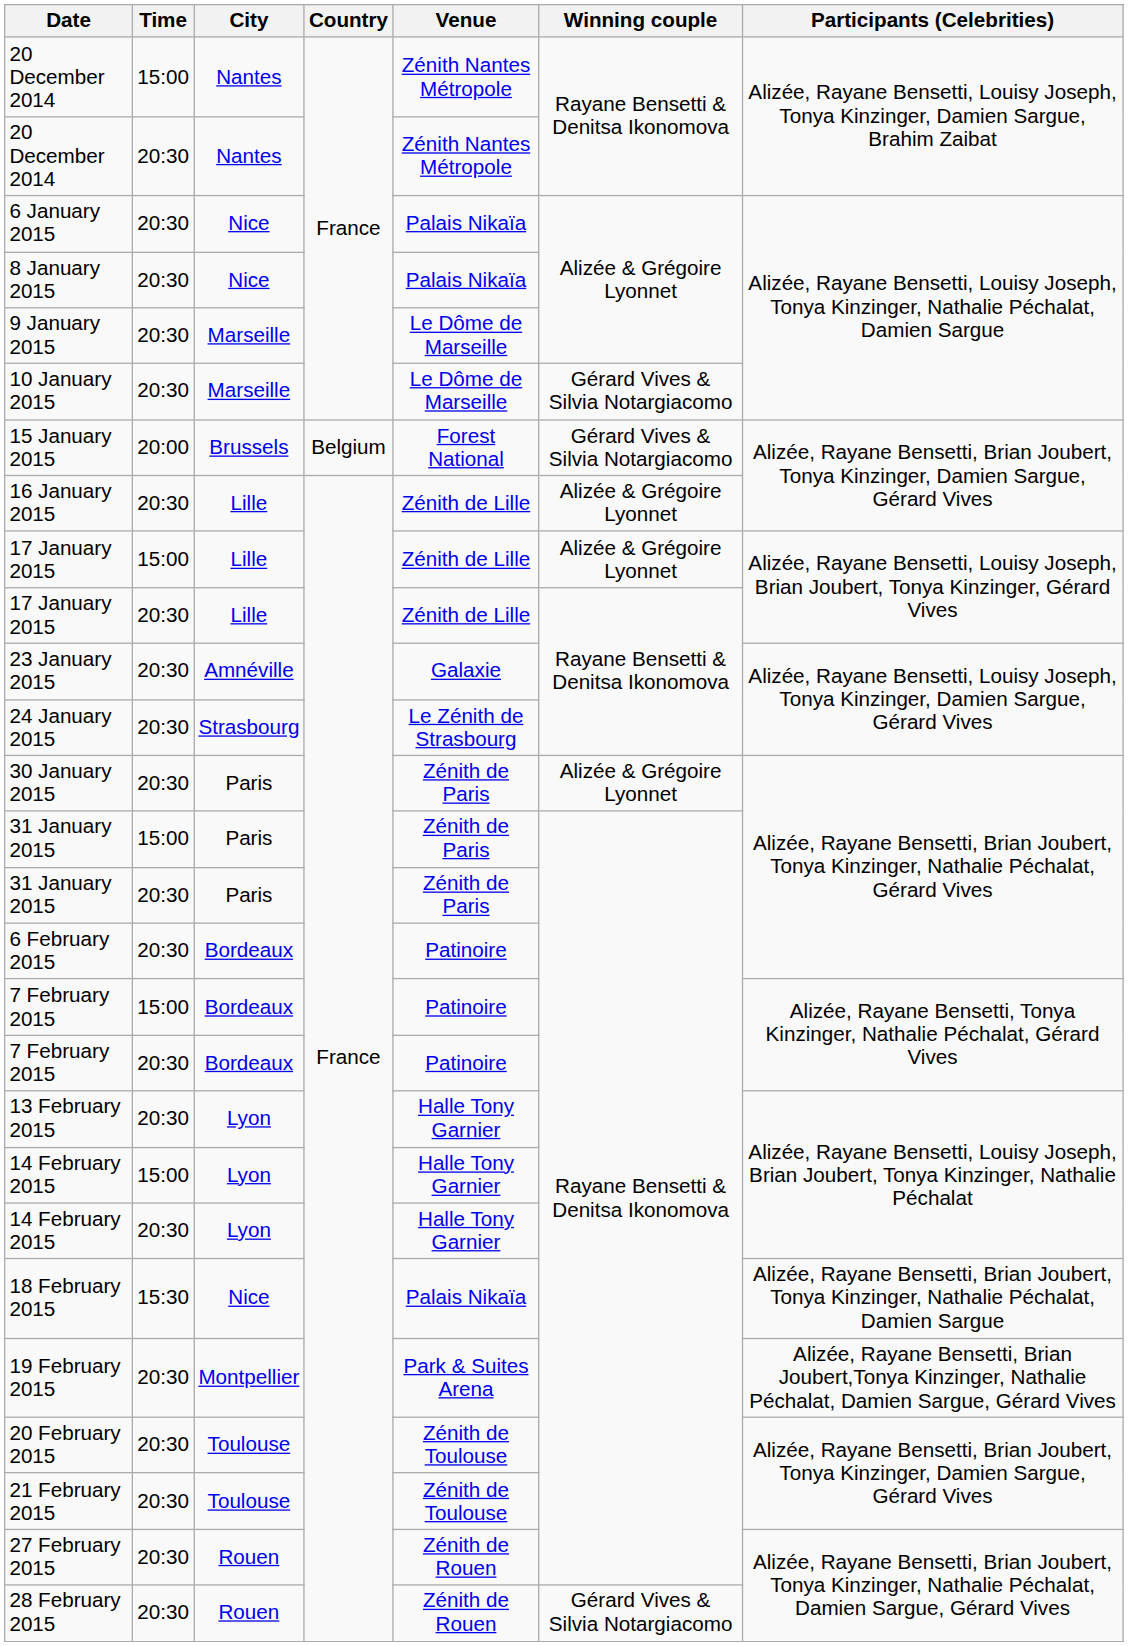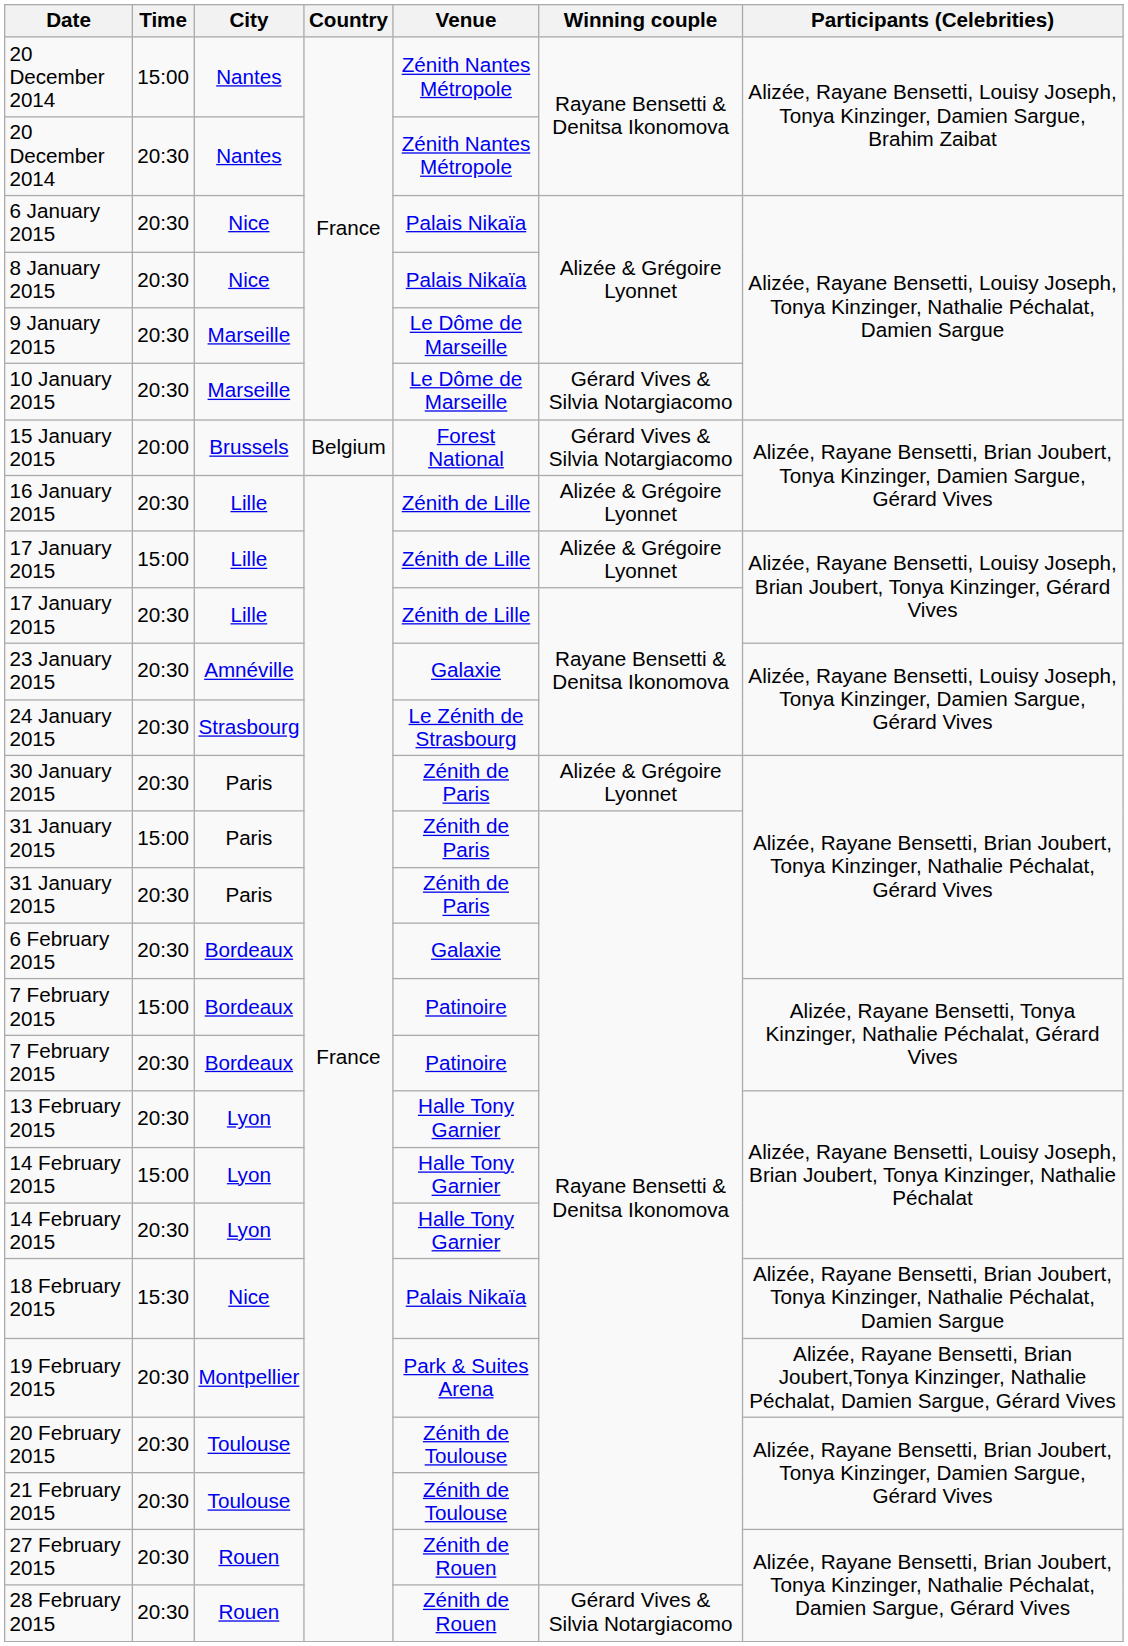(466, 950) Patinoire -> (466, 950) Galaxie
